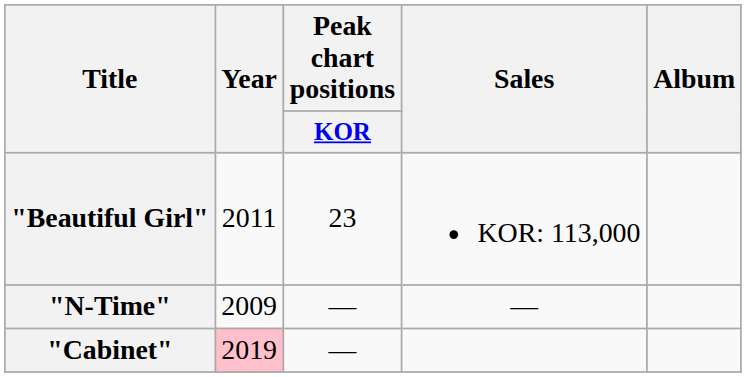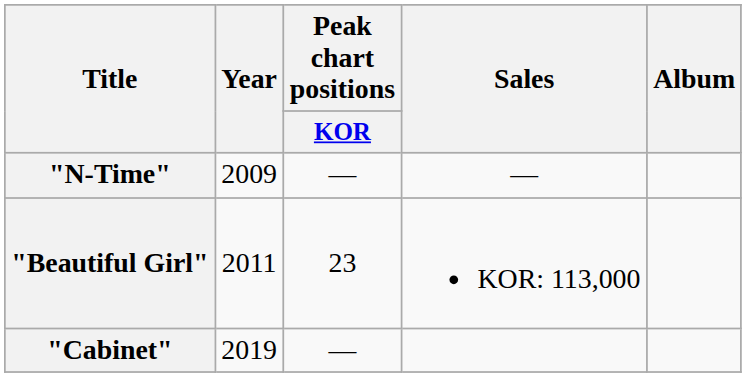rows swapped: (110, 305) <-> (110, 218)
(249, 349) pink background -> (249, 349) no background
